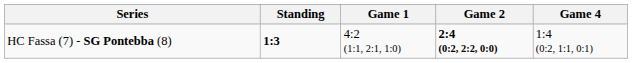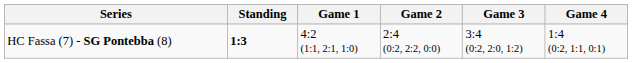+ column: (504, 14)
(468, 41) bold -> (412, 41) normal
